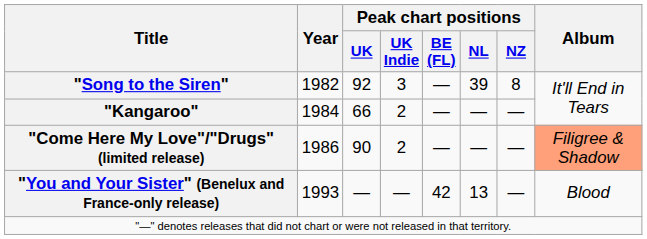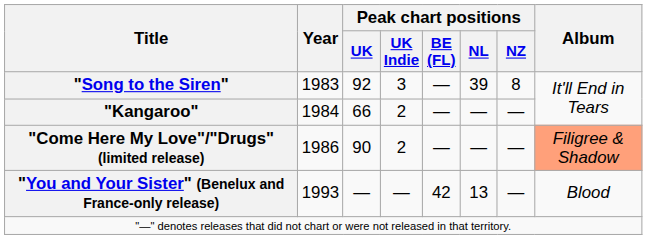(320, 85) 1982 -> (320, 85) 1983
